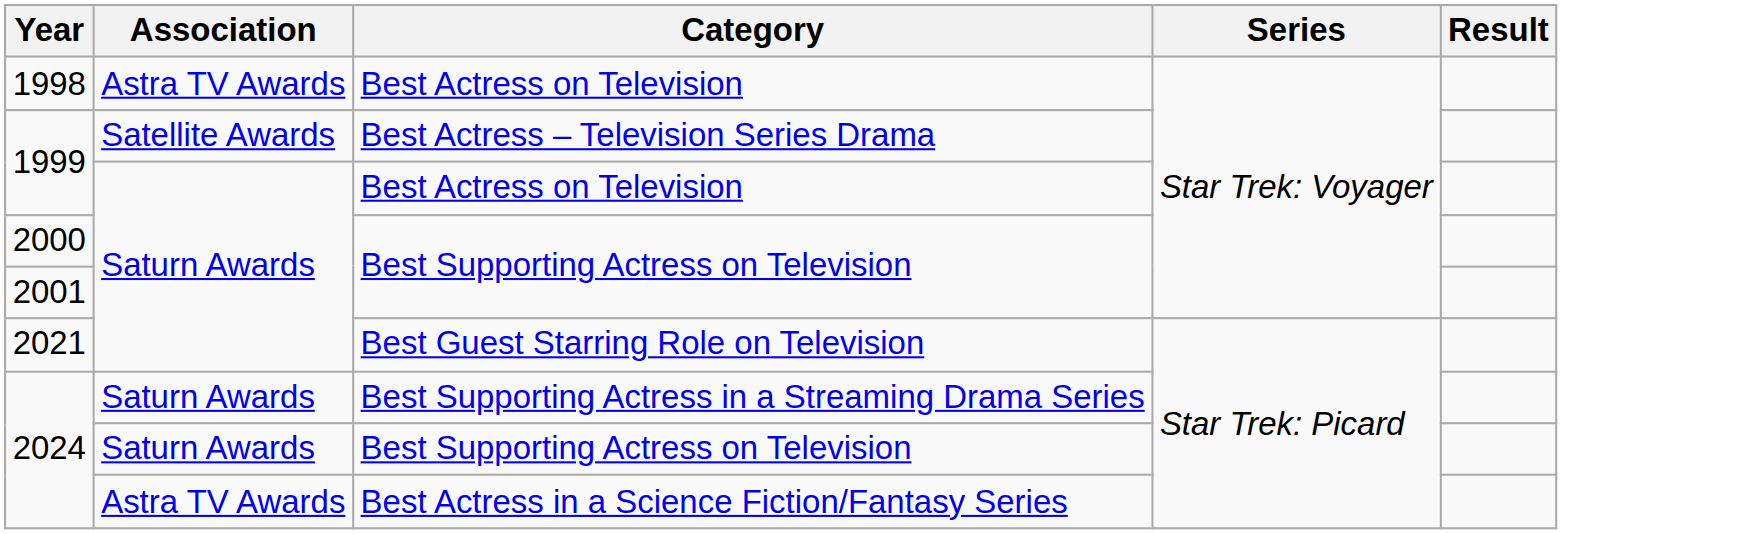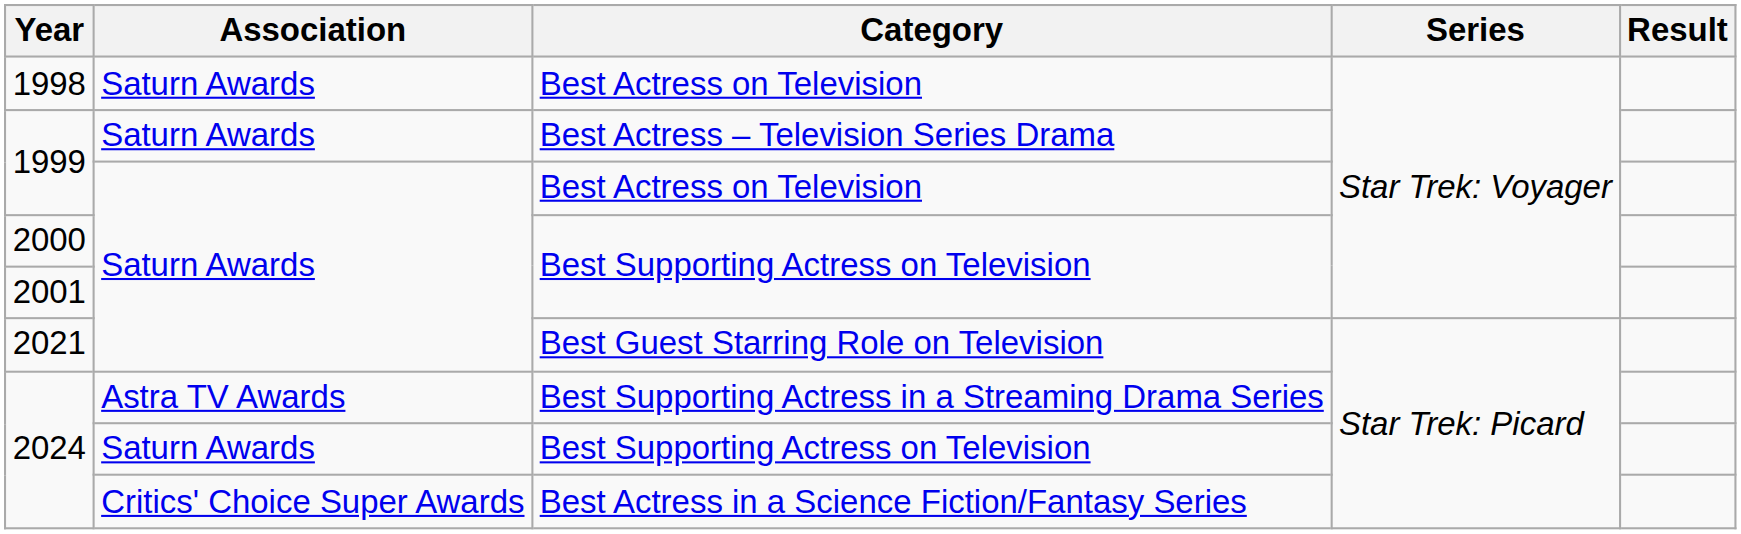(223, 82) Astra TV Awards -> (208, 82) Saturn Awards
(218, 135) Satellite Awards -> (208, 135) Saturn Awards
(208, 396) Saturn Awards -> (223, 396) Astra TV Awards
(223, 501) Astra TV Awards -> (313, 501) Critics' Choice Super Awards
